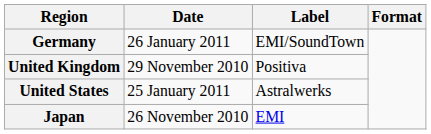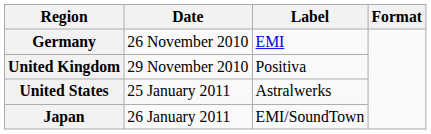(179, 41) 26 January 2011 -> (188, 41) 26 November 2010
(310, 41) EMI/SoundTown -> (270, 41) EMI
(188, 116) 26 November 2010 -> (179, 116) 26 January 2011
(270, 116) EMI -> (310, 116) EMI/SoundTown
